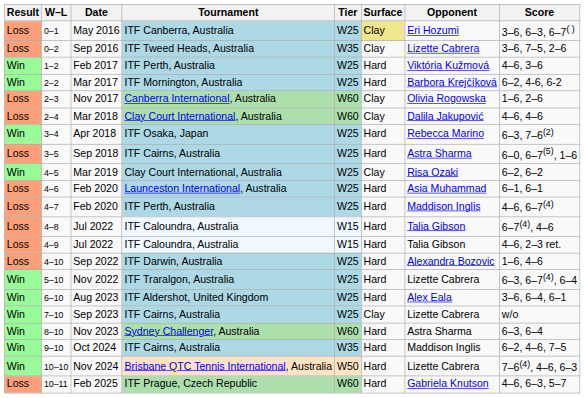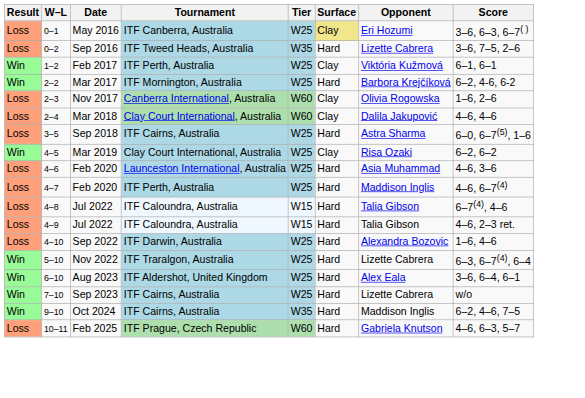(374, 49) Clay -> (329, 49) Hard
(375, 65) Hard -> (328, 65) Clay
(522, 65) 4–6, 3–6 -> (476, 65) 6–1, 6–1
- row: (51, 135)
(522, 188) 6–1, 6–1 -> (476, 169) 4–6, 3–6
(374, 314) Clay -> (329, 295) Hard
- row: (54, 332)
- row: (56, 367)
